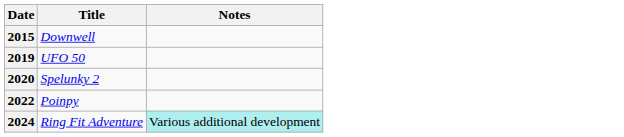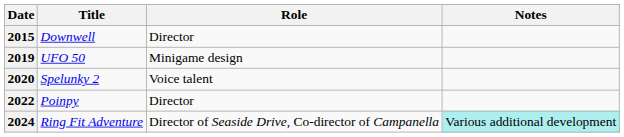+ column: (294, 15)
